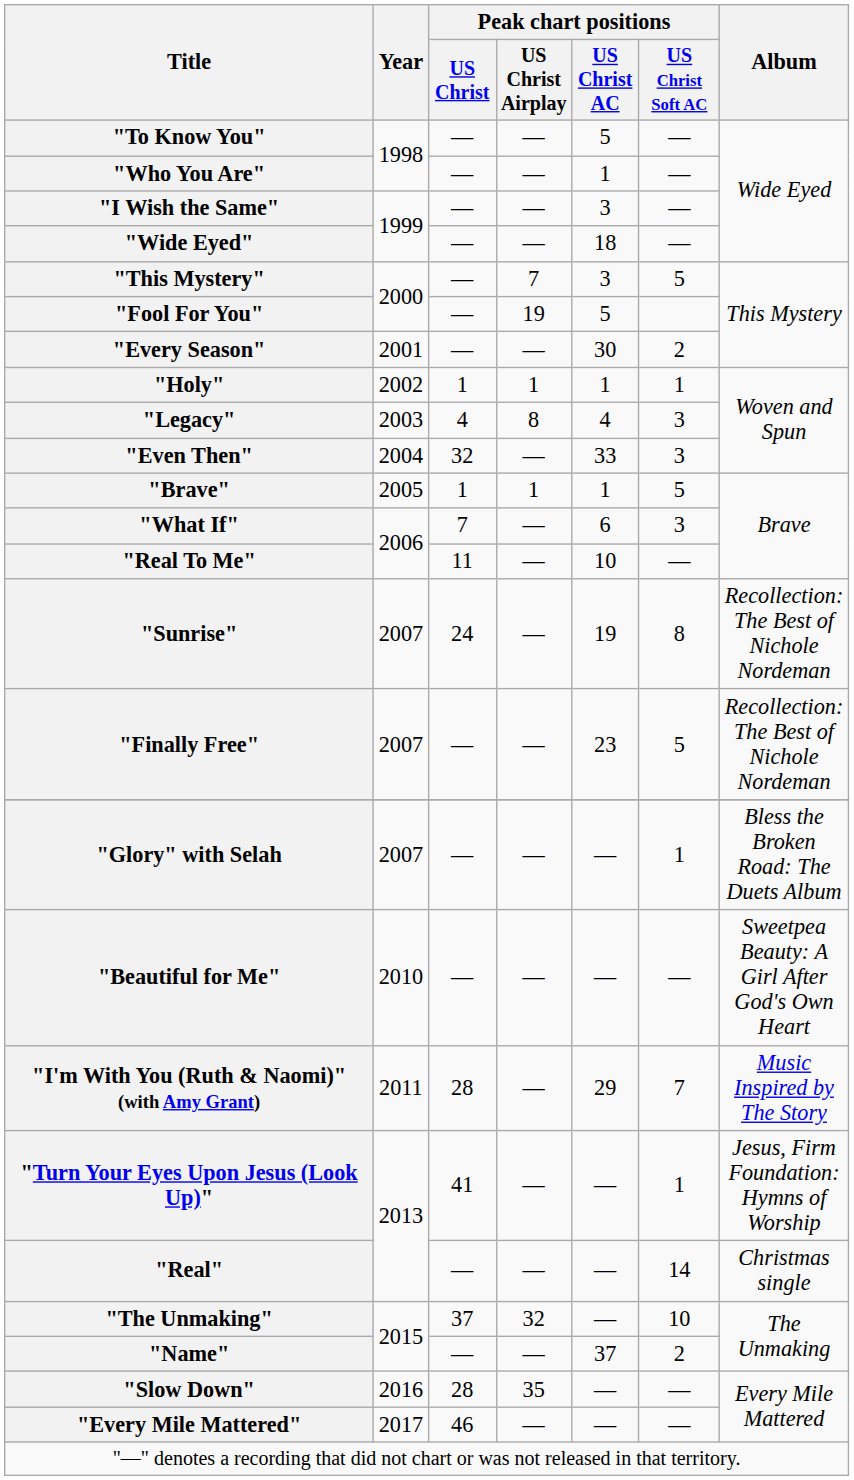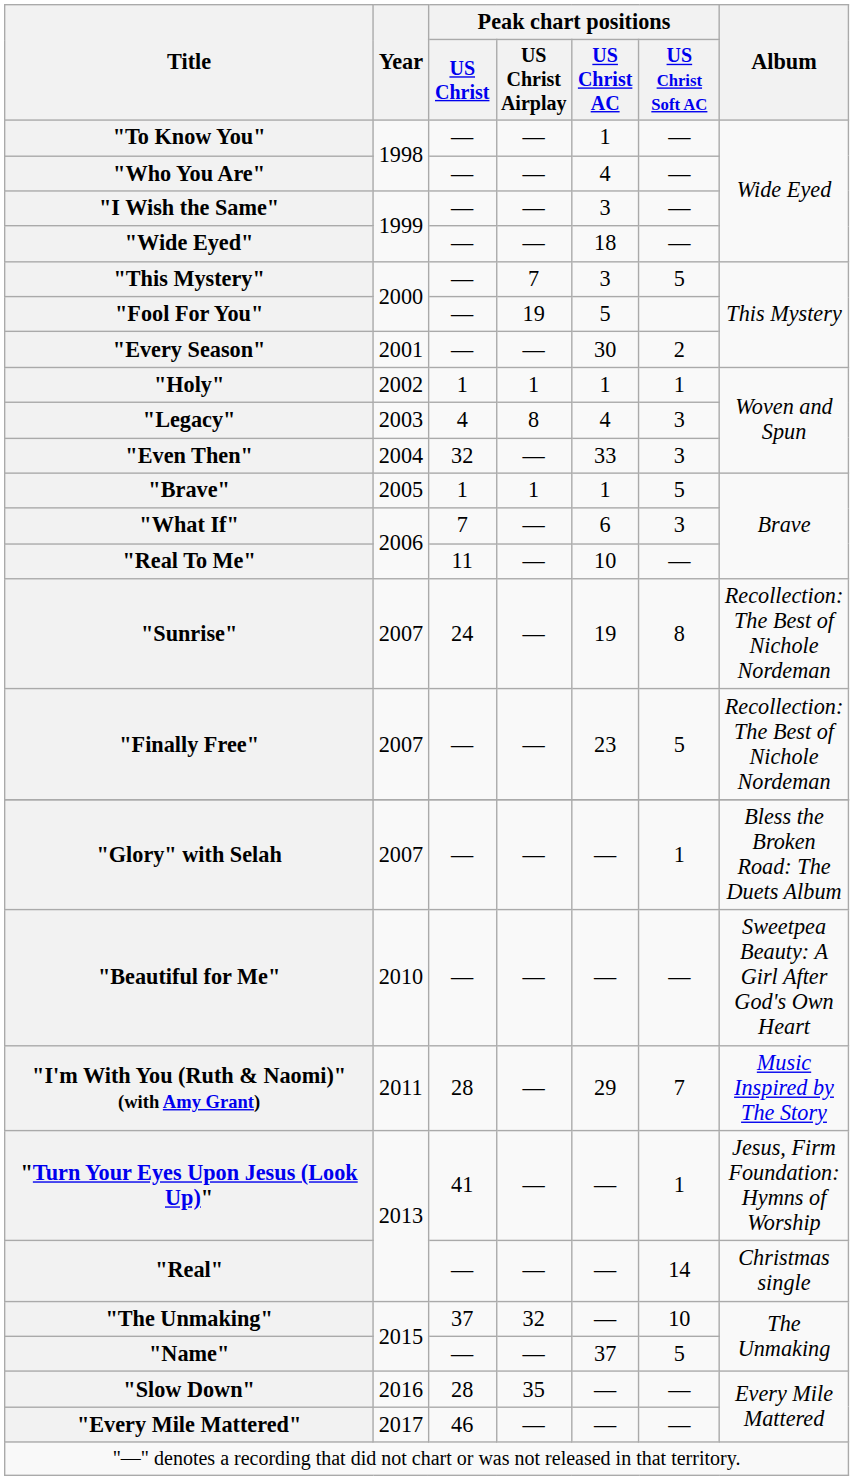(605, 137) 5 -> (605, 137) 1
(605, 172) 1 -> (605, 172) 4
(679, 1353) 2 -> (679, 1353) 5
